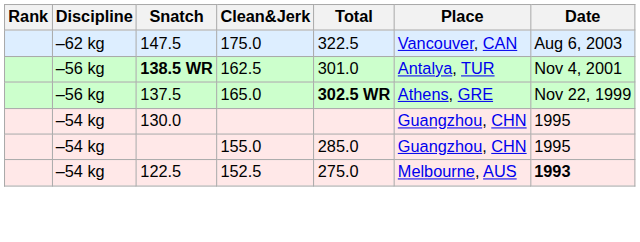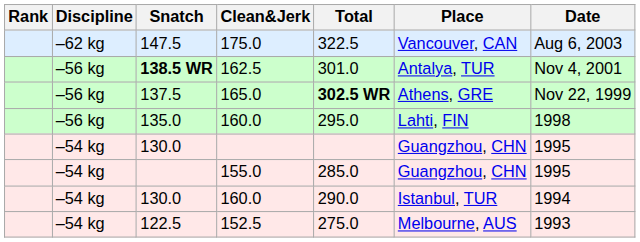+ row: (161, 120)
+ row: (161, 198)
(552, 172) bold -> (552, 224) normal
